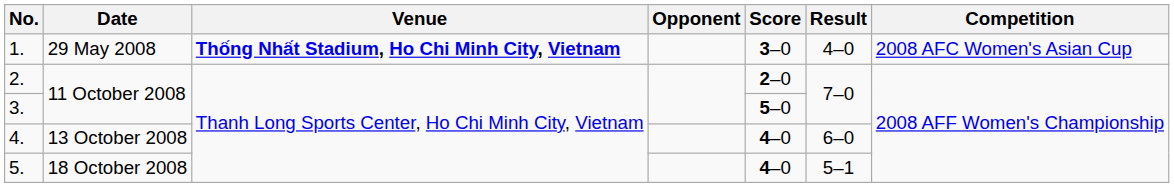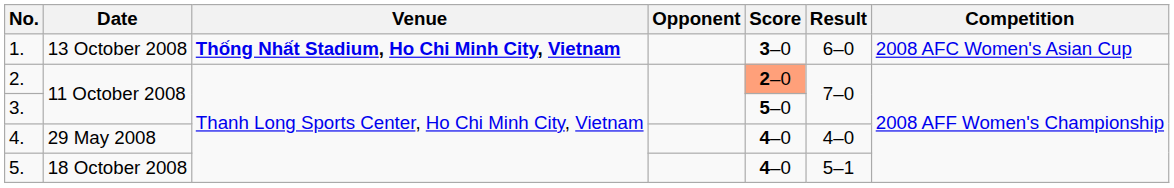(102, 49) 29 May 2008 -> (117, 49) 13 October 2008
(838, 49) 4–0 -> (838, 49) 6–0
(775, 78) no background -> (775, 78) lightsalmon background
(117, 138) 13 October 2008 -> (102, 138) 29 May 2008
(838, 138) 6–0 -> (838, 138) 4–0
